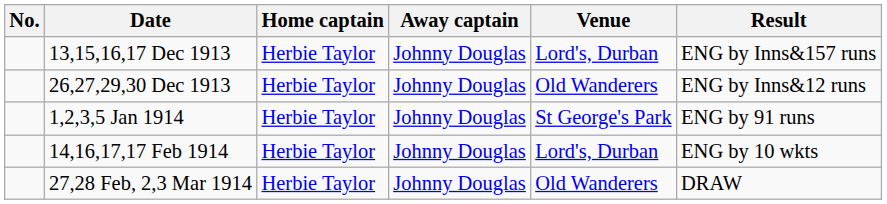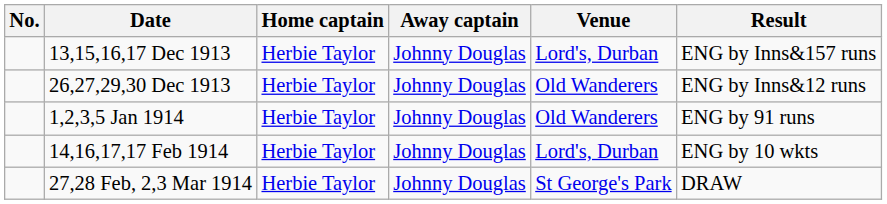(603, 118) St George's Park -> (596, 118) Old Wanderers
(596, 183) Old Wanderers -> (603, 183) St George's Park
